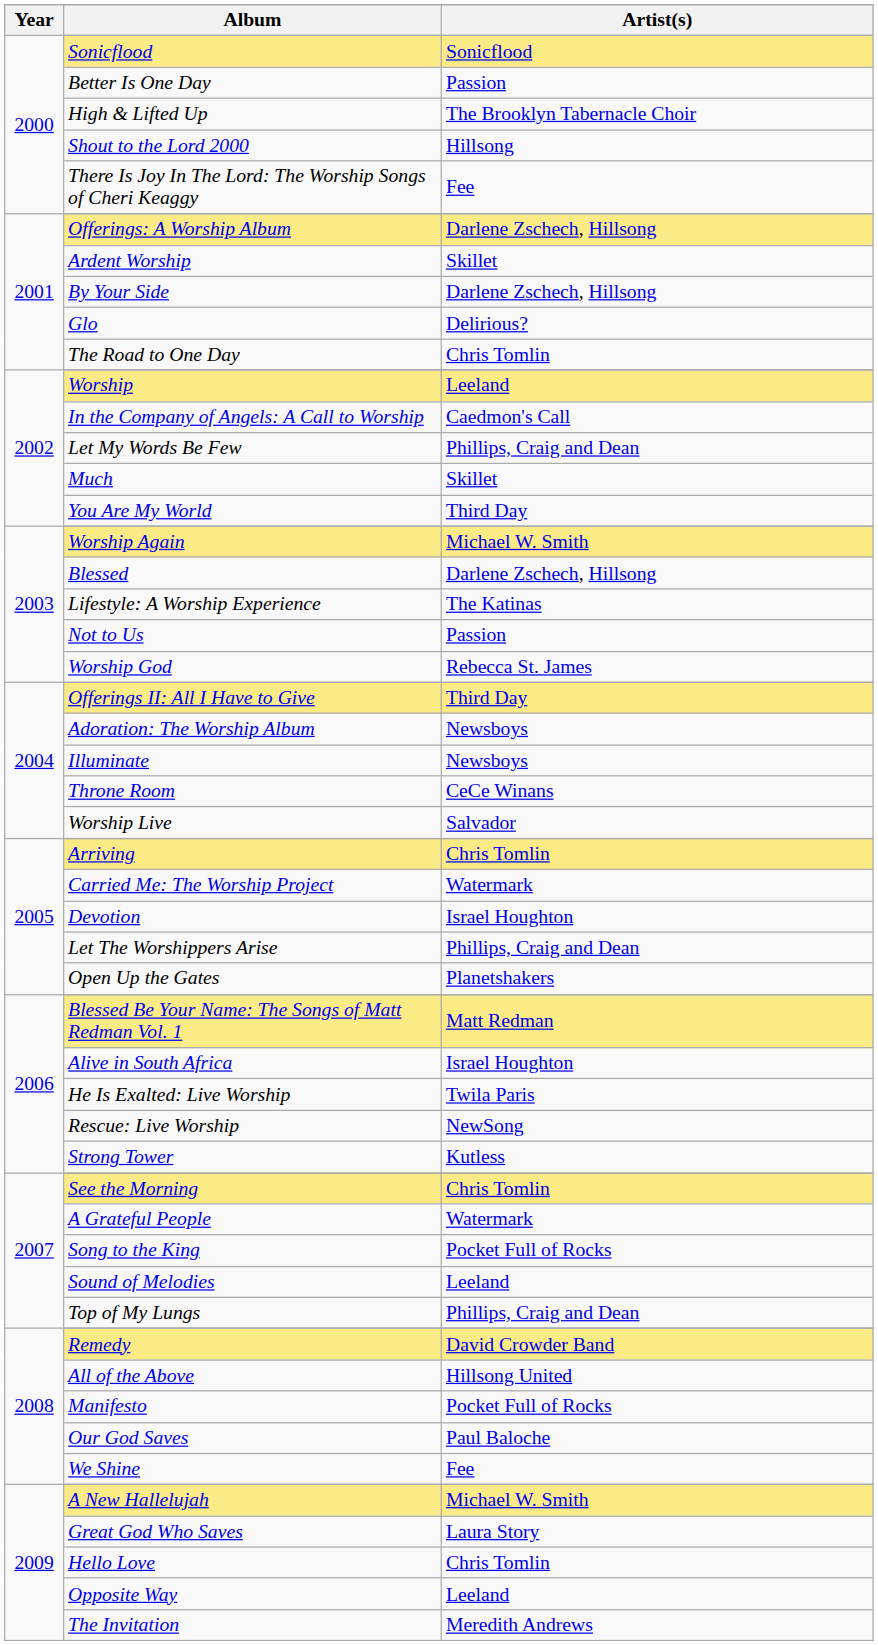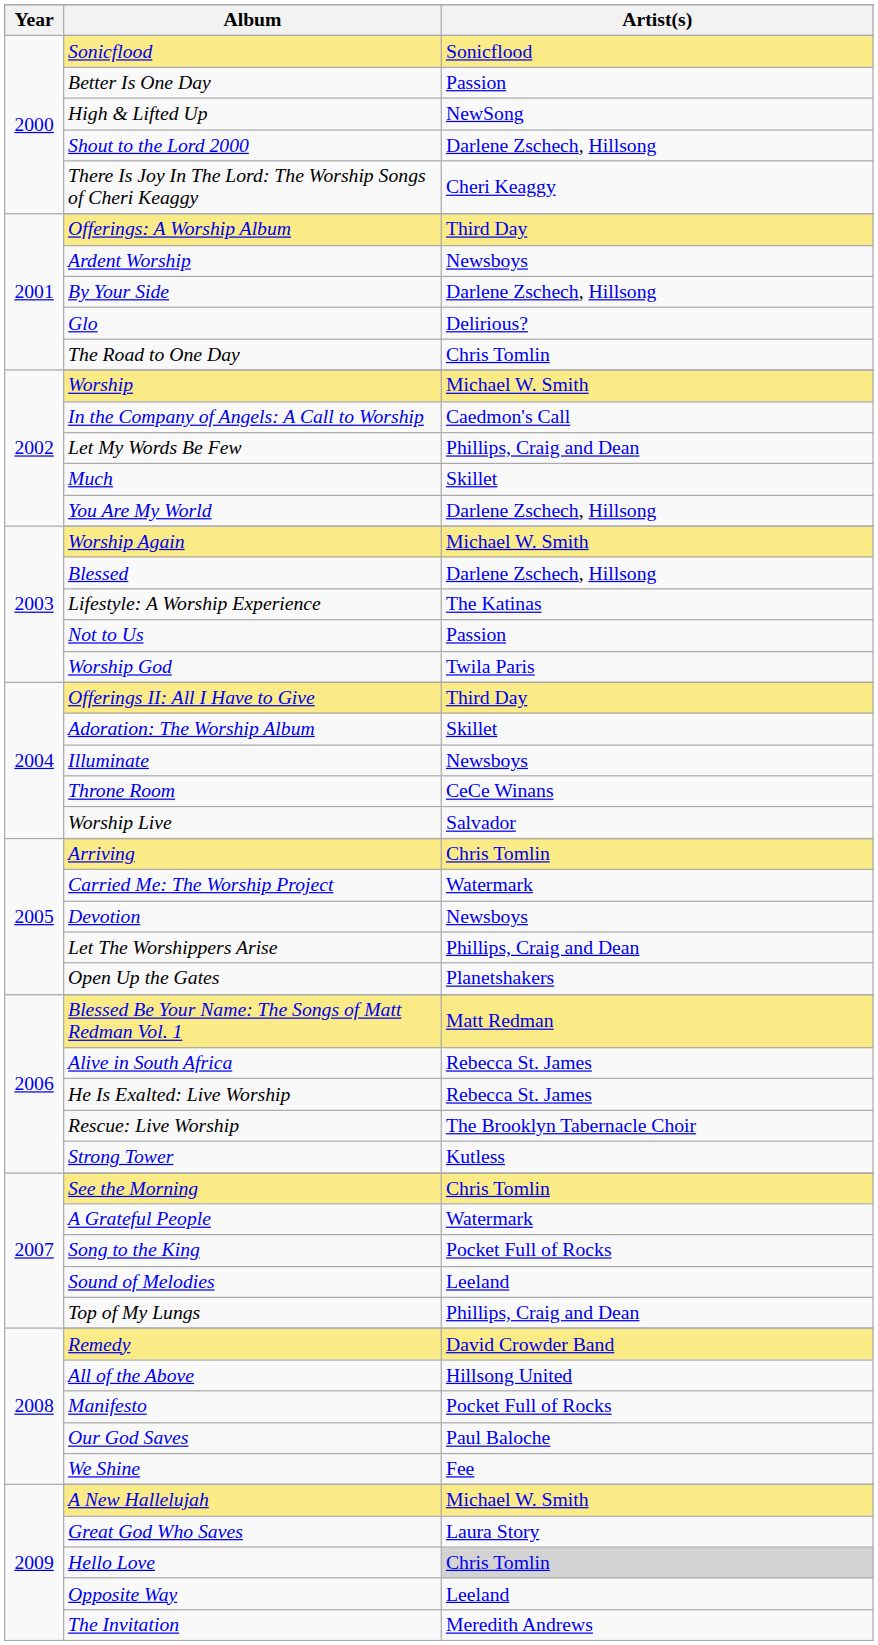(571, 113) The Brooklyn Tabernacle Choir -> (485, 113) NewSong
(480, 144) Hillsong -> (551, 144) Darlene Zschech, Hillsong
(460, 187) Fee -> (501, 187) Cheri Keaggy
(551, 229) Darlene Zschech, Hillsong -> (487, 229) Third Day
(472, 260) Skillet -> (487, 260) Newsboys
(478, 385) Leeland -> (517, 385) Michael W. Smith
(487, 510) Third Day -> (551, 510) Darlene Zschech, Hillsong
(519, 666) Rebecca St. James -> (490, 666) Twila Paris
(487, 728) Newsboys -> (472, 728) Skillet
(510, 916) Israel Houghton -> (487, 916) Newsboys
(510, 1063) Israel Houghton -> (519, 1063) Rebecca St. James
(490, 1094) Twila Paris -> (519, 1094) Rebecca St. James
(485, 1125) NewSong -> (571, 1125) The Brooklyn Tabernacle Choir
(498, 1562) no background -> (498, 1562) lightgrey background
